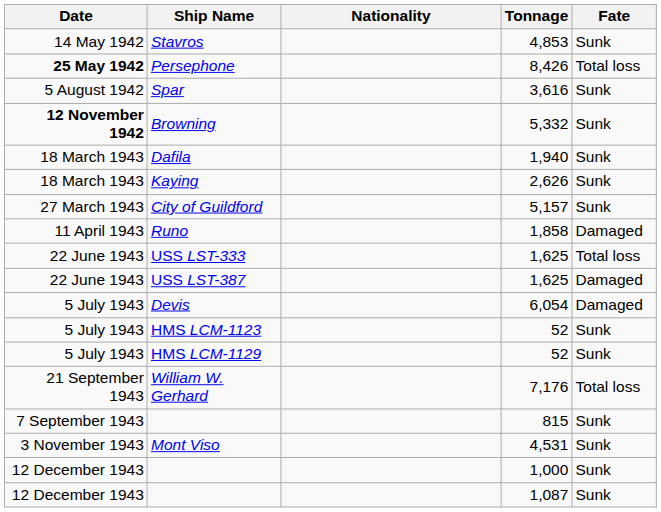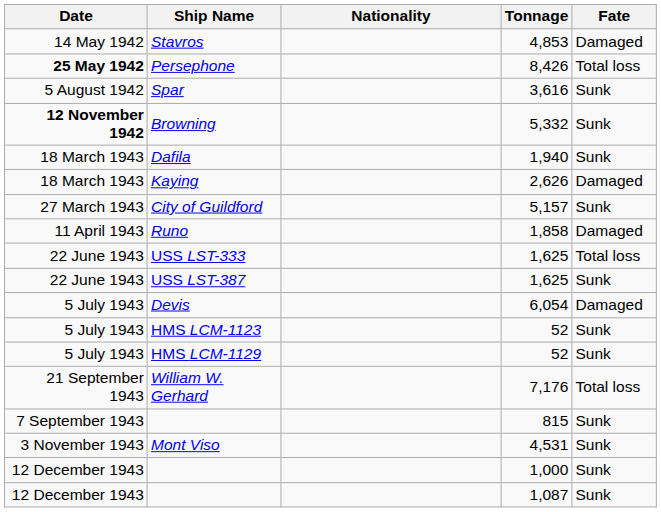(593, 41) Sunk -> (609, 41) Damaged
(593, 181) Sunk -> (609, 181) Damaged
(609, 280) Damaged -> (593, 280) Sunk
